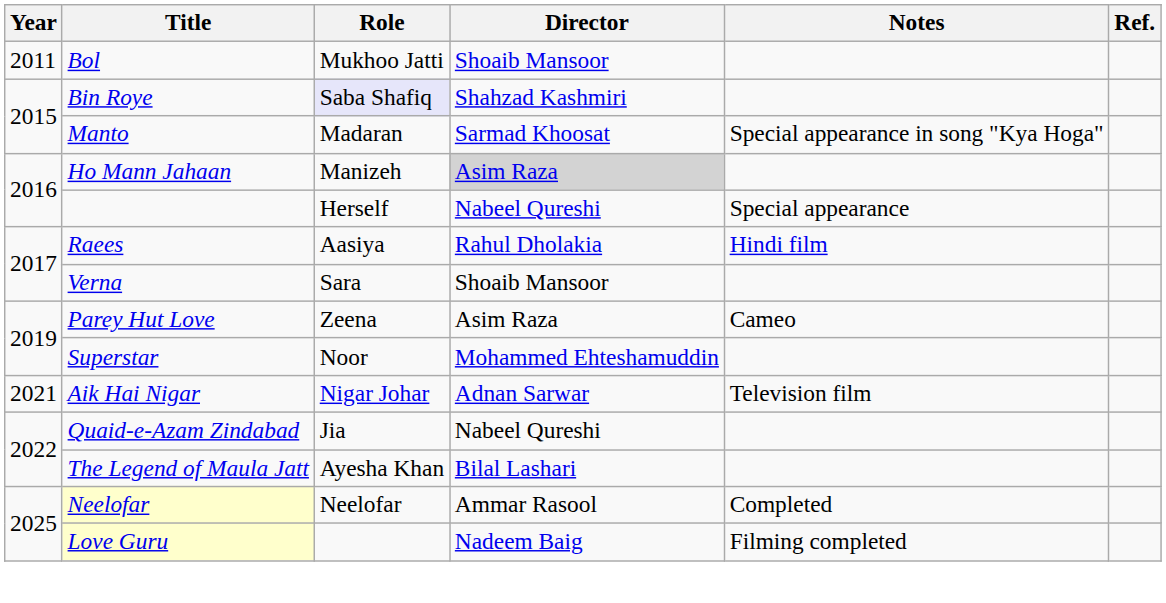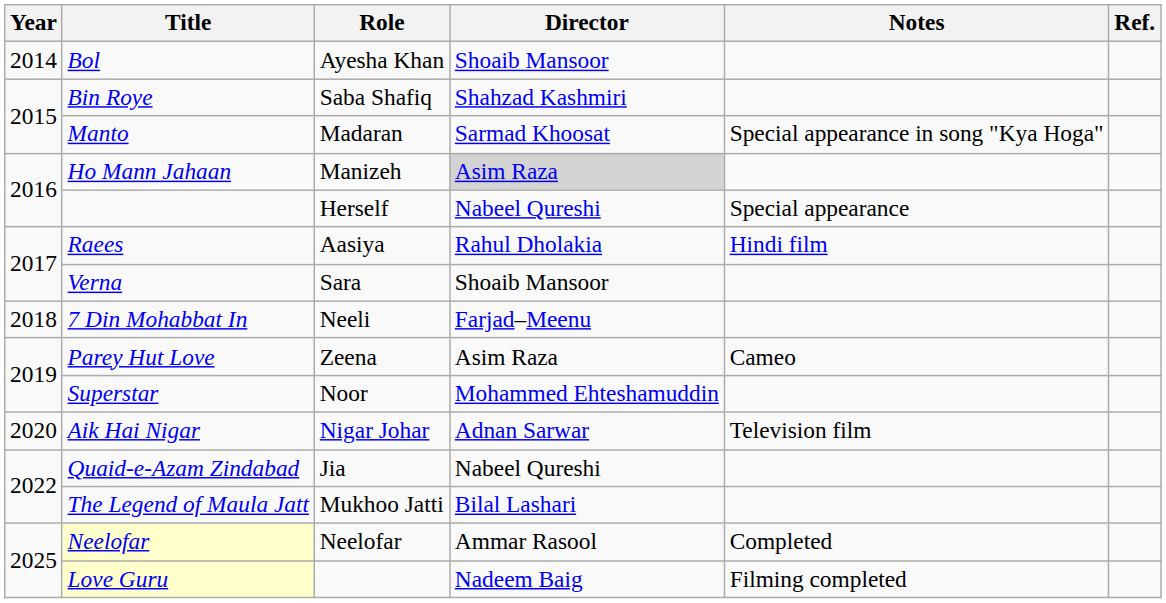(33, 60) 2011 -> (33, 60) 2014
(382, 60) Mukhoo Jatti -> (382, 60) Ayesha Khan
(376, 97) lavender background -> (376, 97) no background
+ row: (157, 319)
(33, 393) 2021 -> (33, 430) 2020
(382, 467) Ayesha Khan -> (382, 504) Mukhoo Jatti
